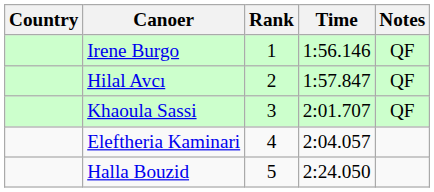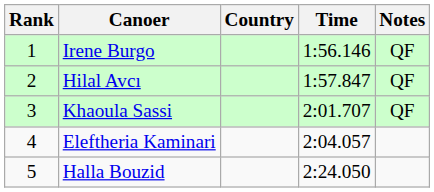columns swapped: (271, 19) <-> (44, 19)
